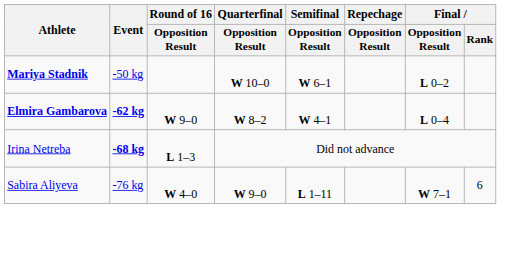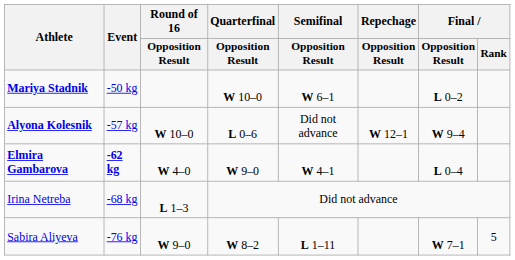+ row: (50, 126)
(181, 120) W 9–0 -> (174, 171) W 4–0
(250, 120) W 8–2 -> (243, 171) W 9–0
(128, 148) bold -> (122, 200) normal
(181, 194) W 4–0 -> (174, 245) W 9–0
(250, 194) W 9–0 -> (243, 245) W 8–2
(480, 185) 6 -> (494, 237) 5
